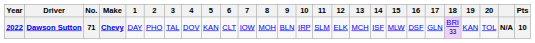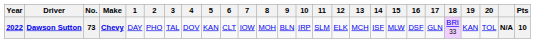(91, 27) 71 -> (91, 27) 73
